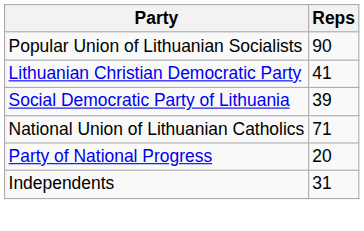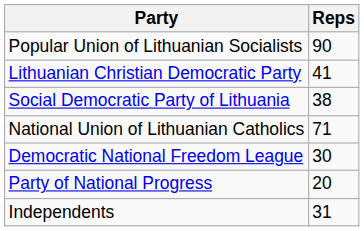(322, 101) 39 -> (322, 101) 38
+ row: (156, 156)
